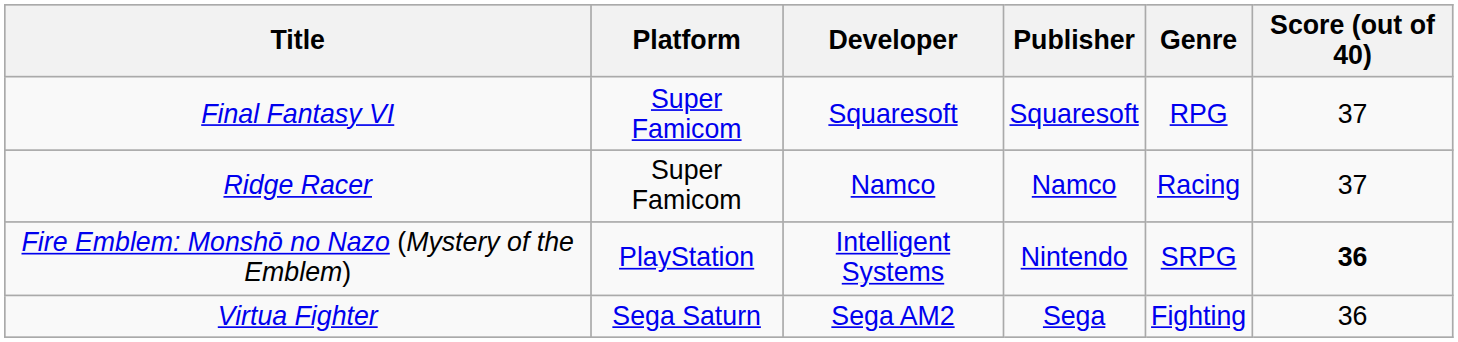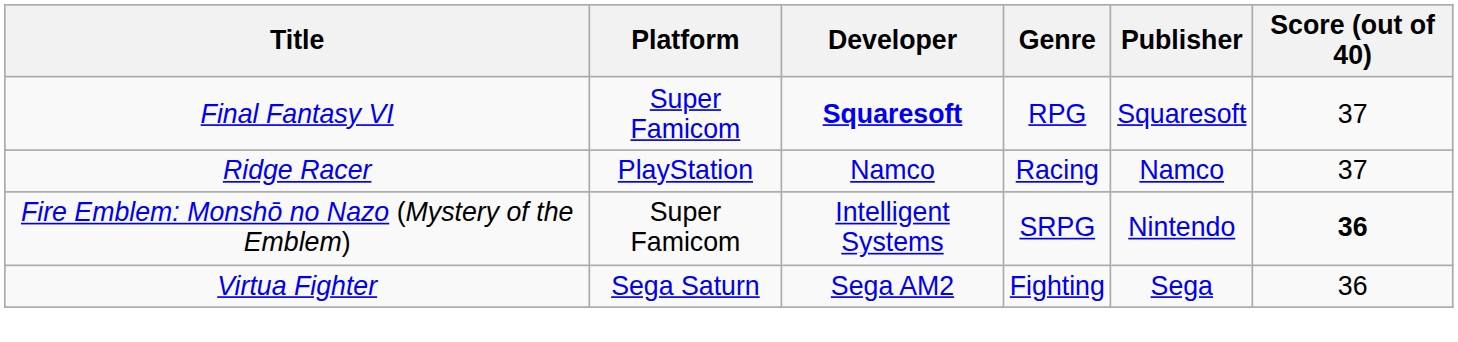columns swapped: (1074, 40) <-> (1199, 40)
(893, 113) normal -> (892, 113) bold
(687, 185) Super Famicom -> (685, 170) PlayStation
(687, 258) PlayStation -> (685, 227) Super Famicom
